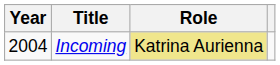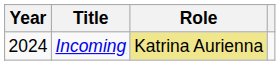(28, 45) 2004 -> (28, 45) 2024
